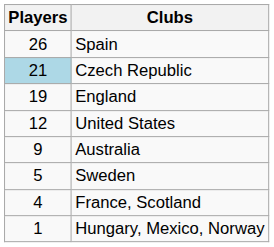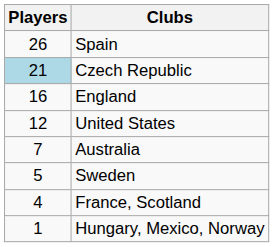(38, 96) 19 -> (38, 96) 16
(38, 149) 9 -> (38, 149) 7
